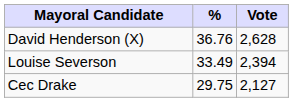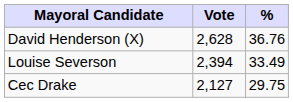columns swapped: (262, 16) <-> (215, 16)
